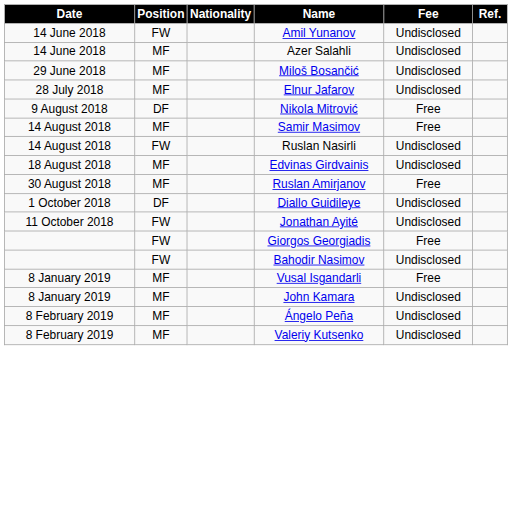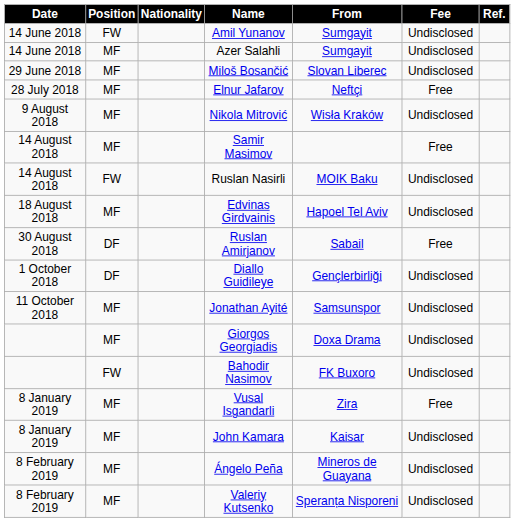+ column: (347, 14)
(428, 90) Undisclosed -> (440, 90) Free
(161, 109) DF -> (112, 115) MF
(428, 109) Free -> (440, 115) Undisclosed
(161, 184) MF -> (112, 244) DF
(161, 222) FW -> (112, 308) MF
(161, 241) FW -> (112, 340) MF
(428, 241) Free -> (440, 340) Undisclosed
